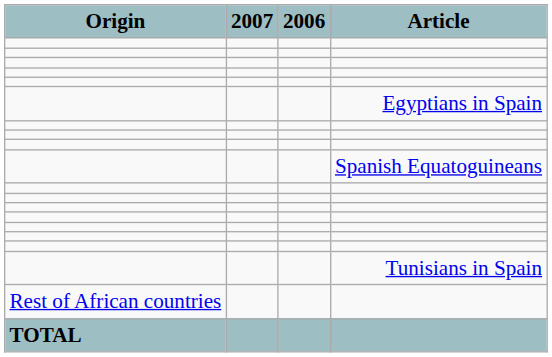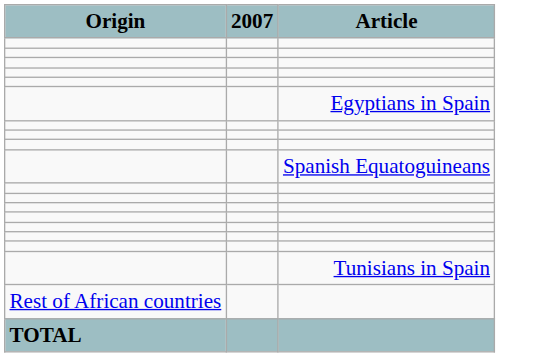- column: (304, 21)
